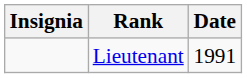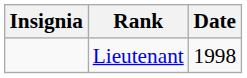(215, 55) 1991 -> (215, 55) 1998
